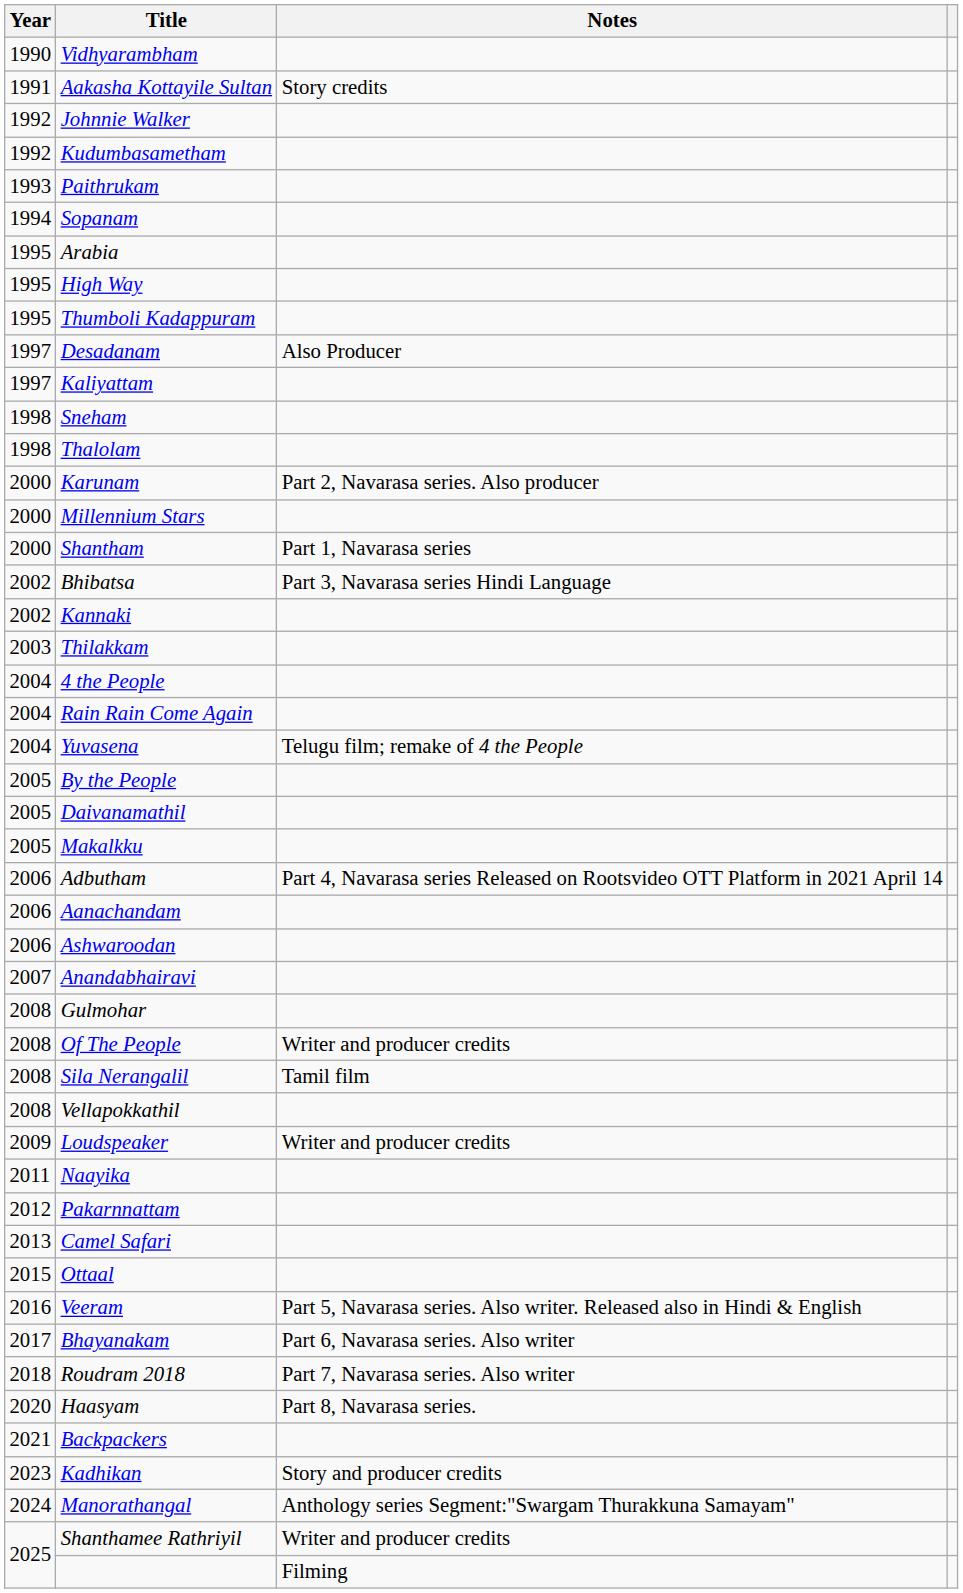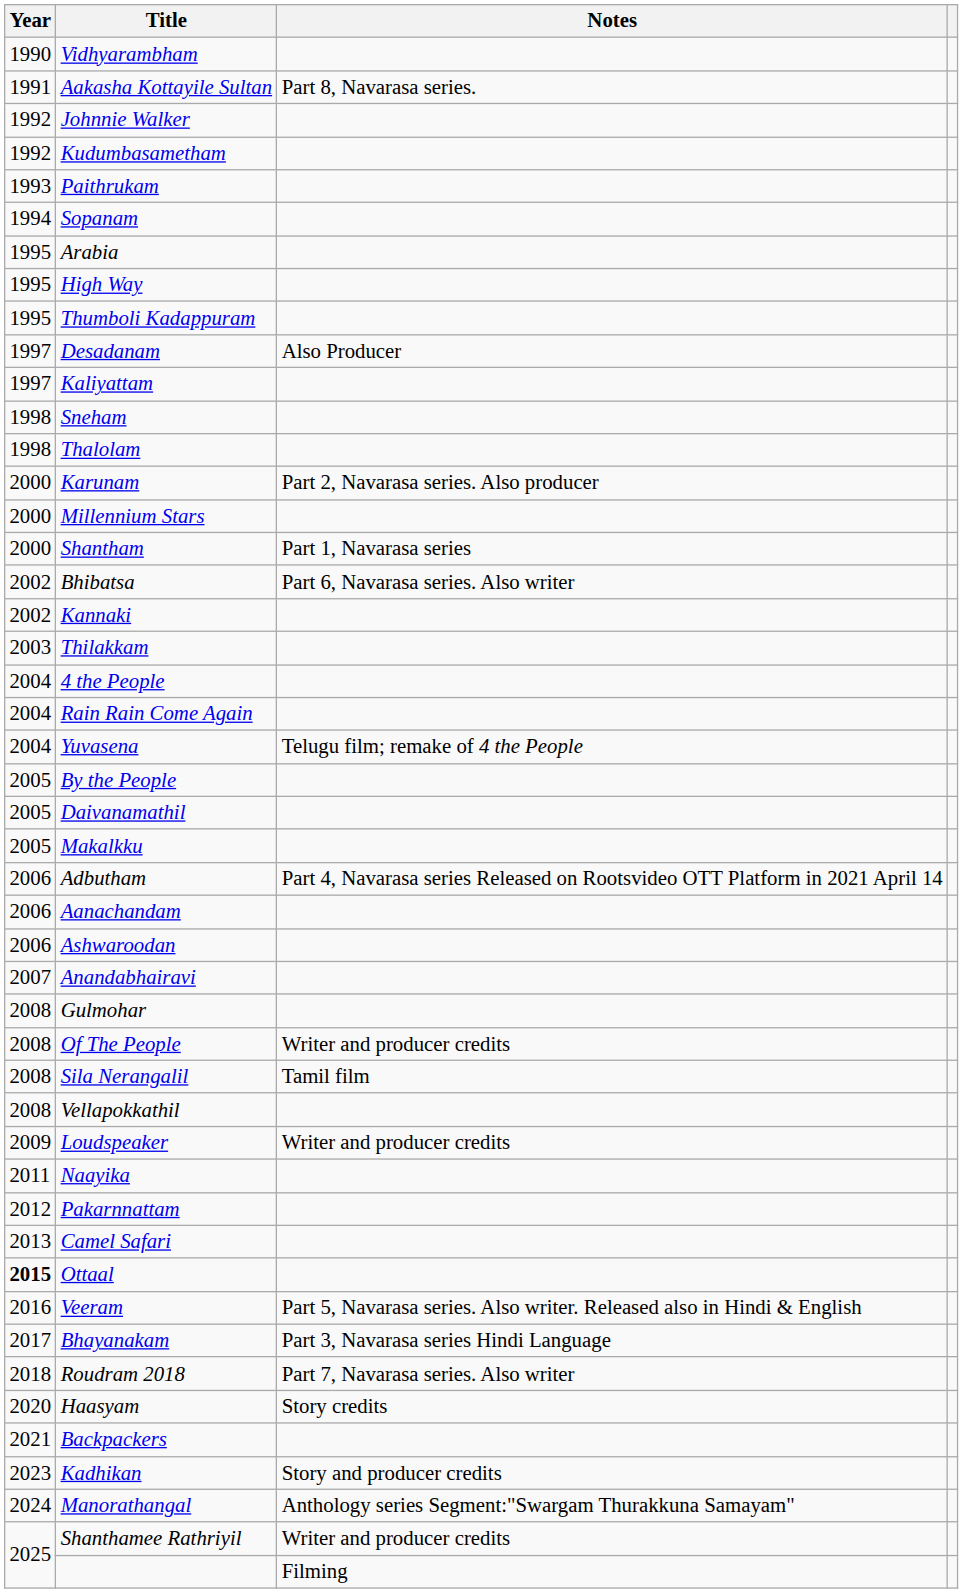(335, 86) Story credits -> (379, 86) Part 8, Navarasa series.
(446, 581) Part 3, Navarasa series Hindi Language -> (428, 581) Part 6, Navarasa series. Also writer
(30, 1274) normal -> (30, 1274) bold
(428, 1340) Part 6, Navarasa series. Also writer -> (446, 1340) Part 3, Navarasa series Hindi Language
(379, 1406) Part 8, Navarasa series. -> (335, 1406) Story credits
